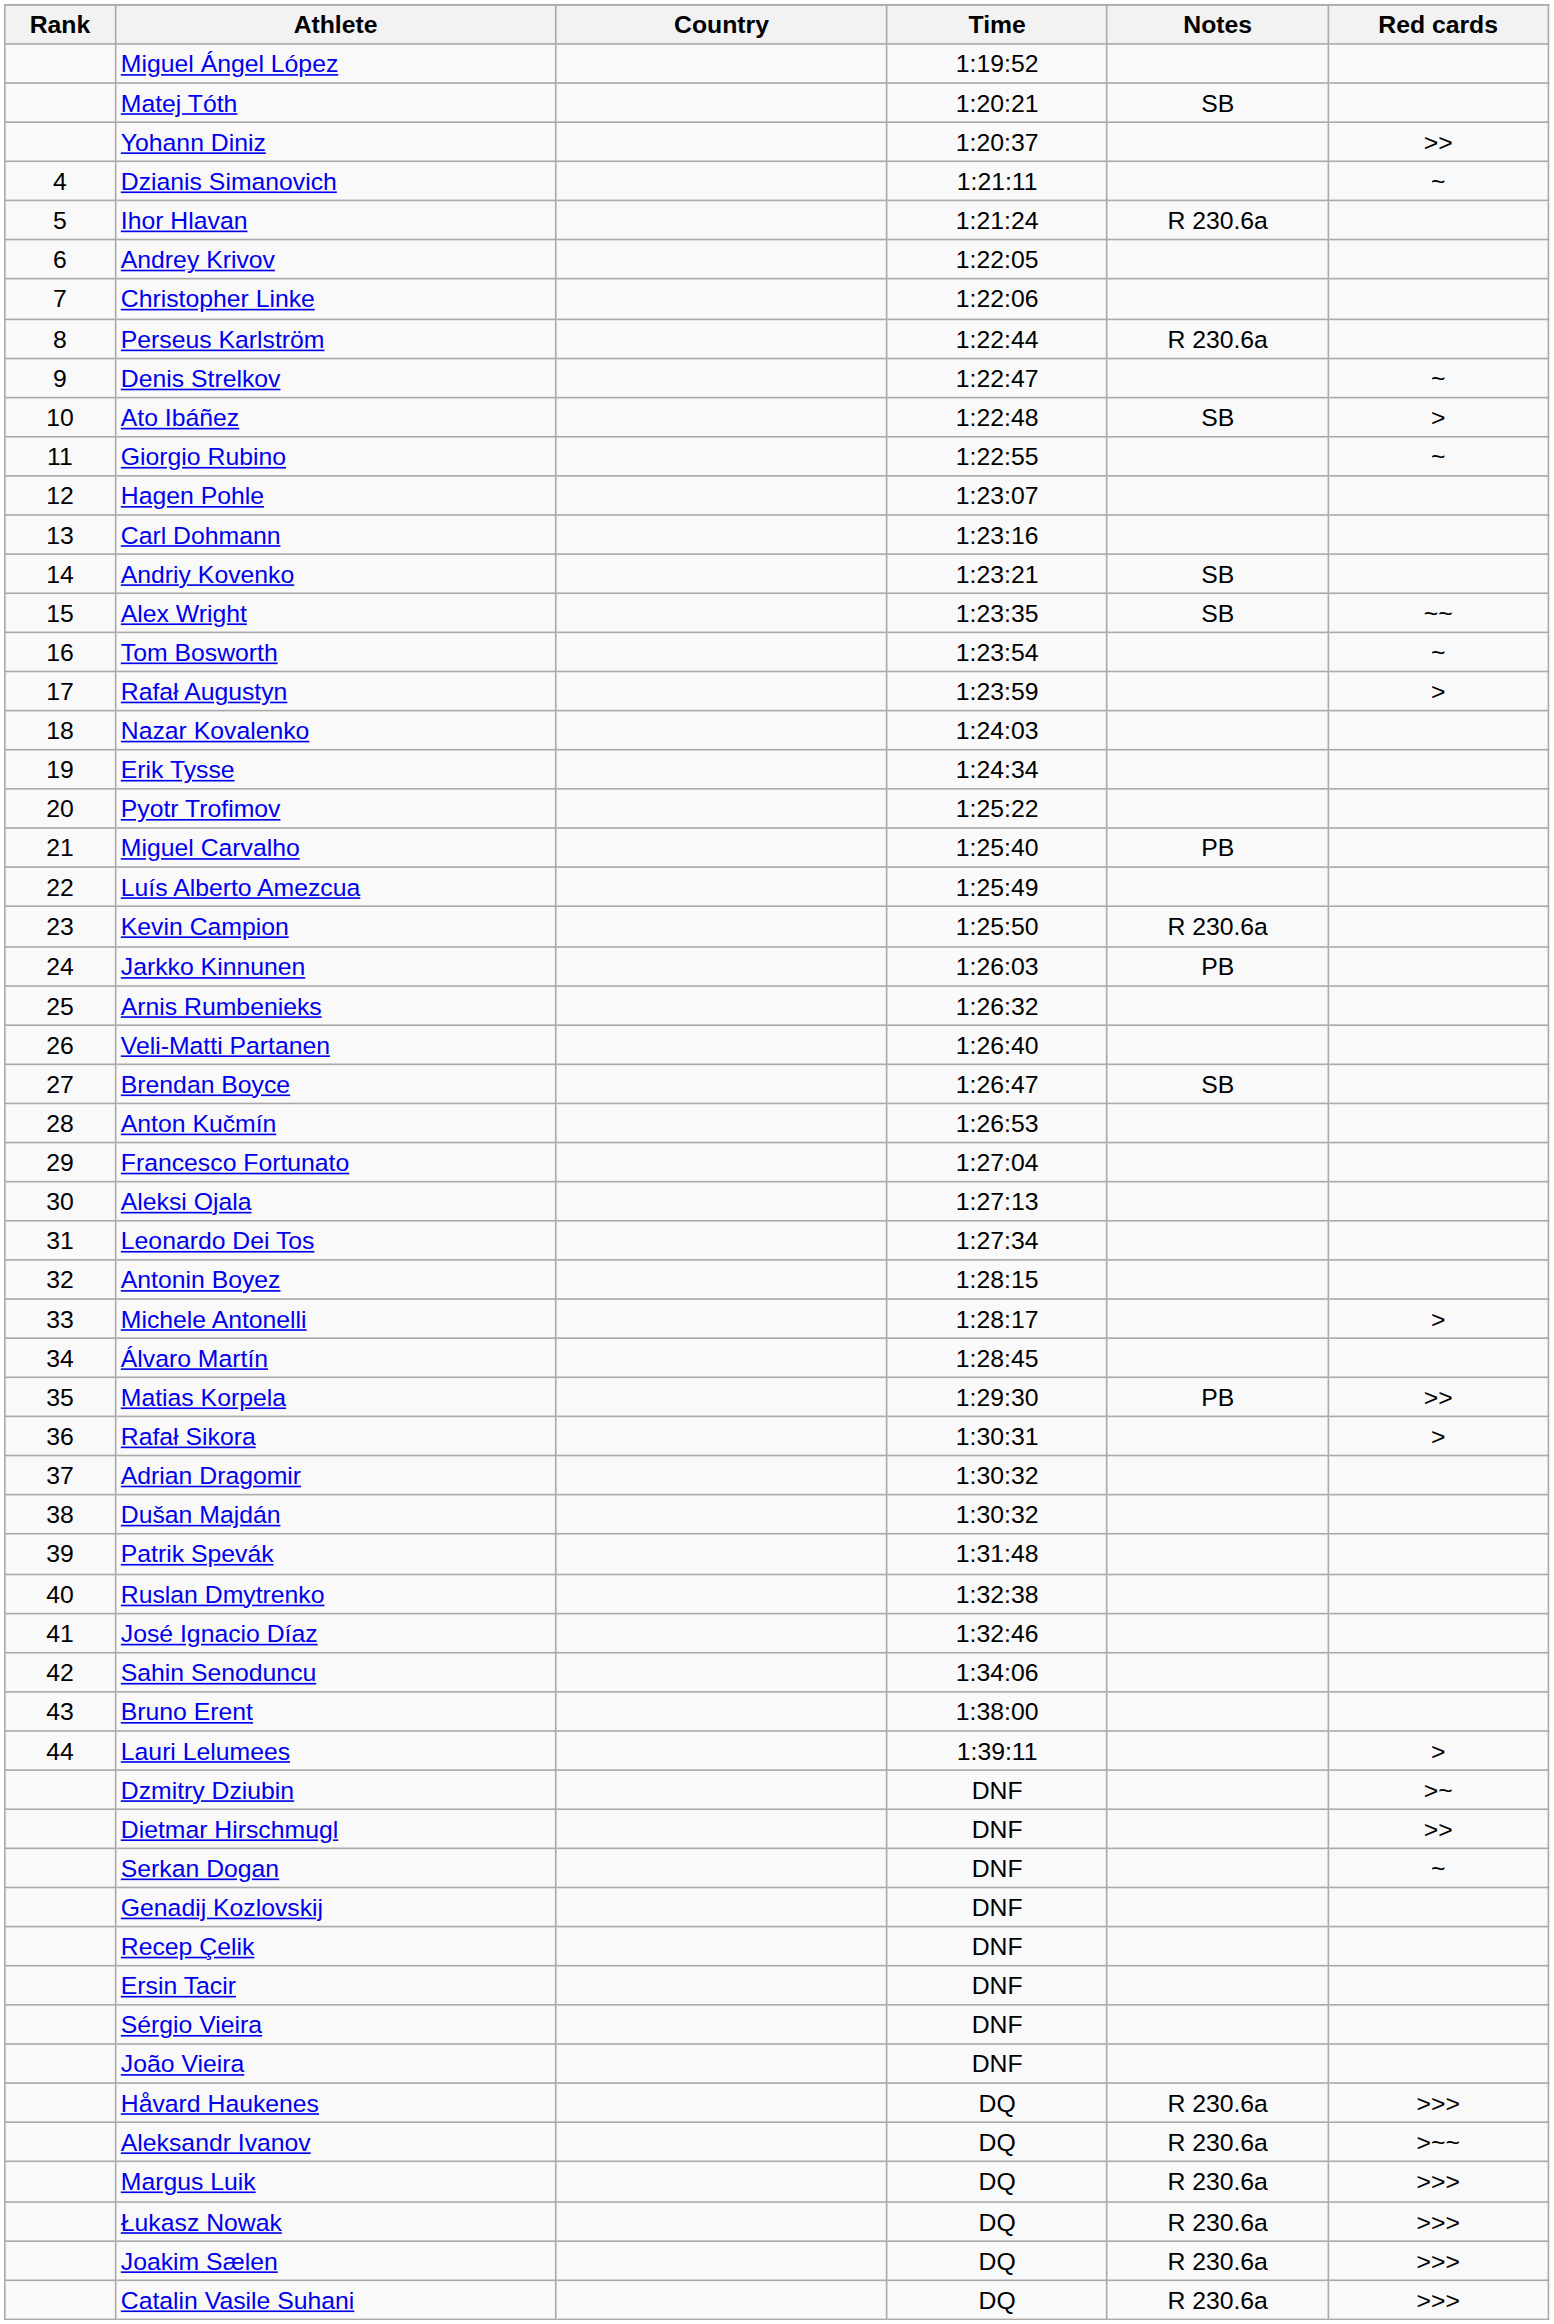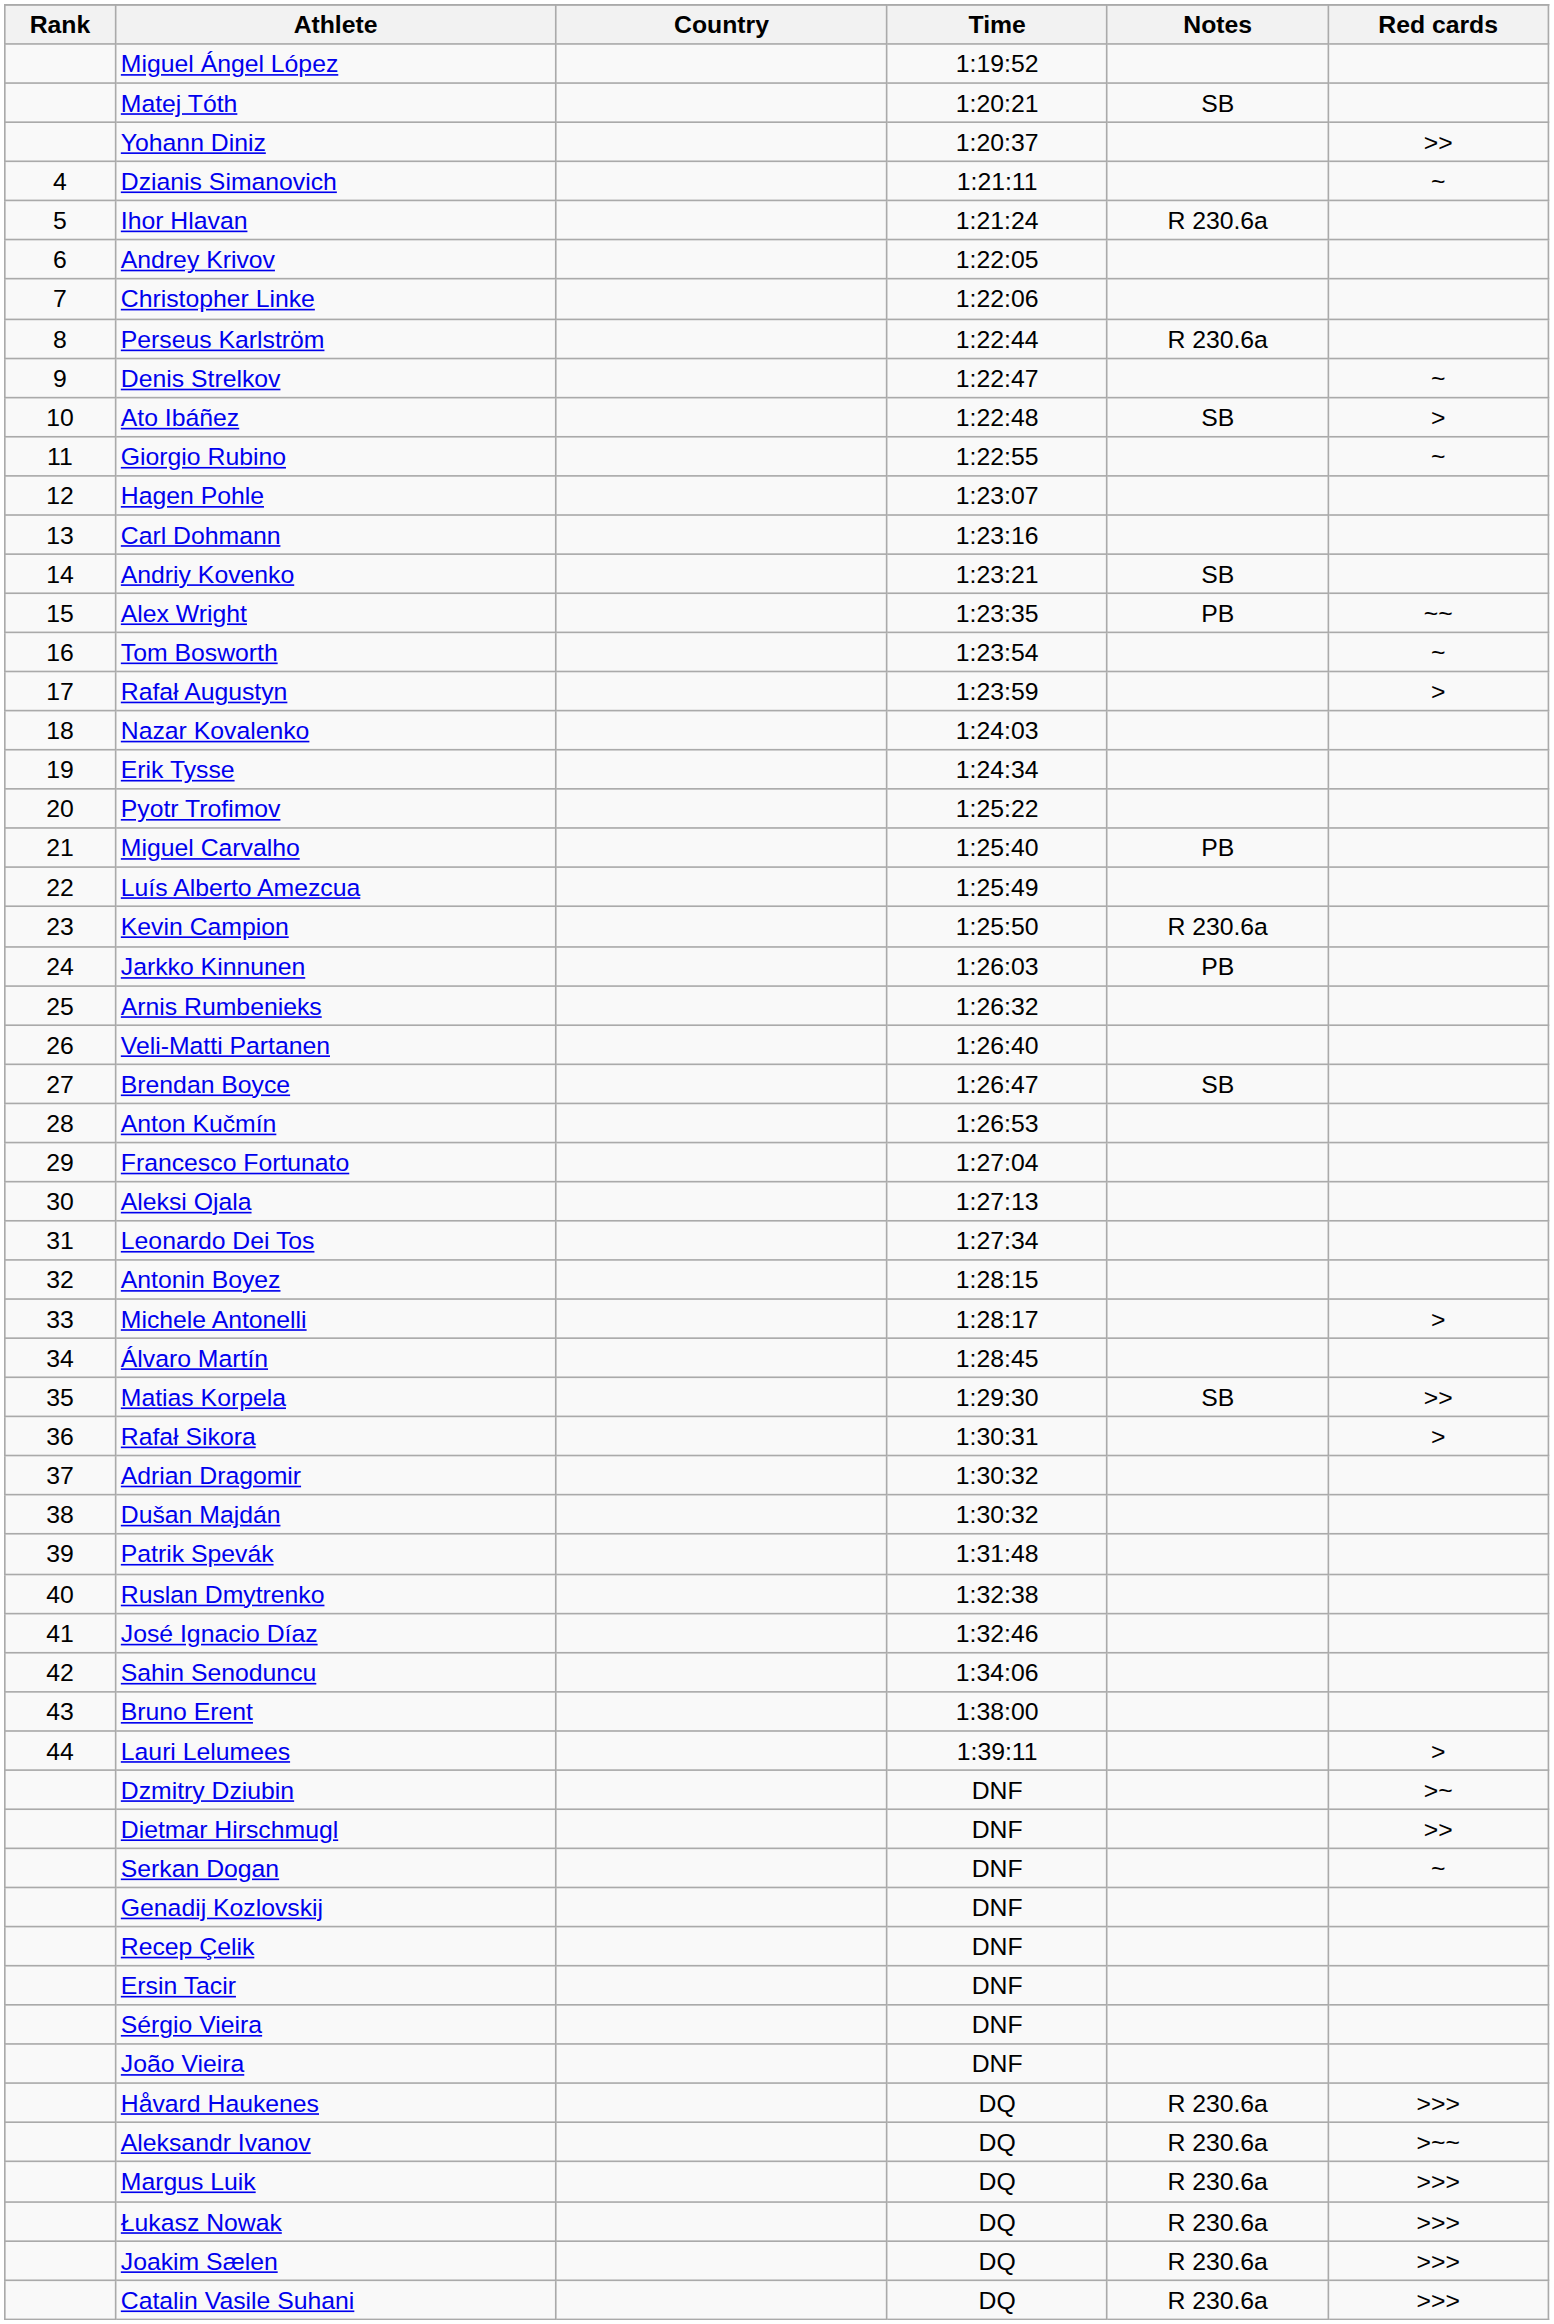(1218, 613) SB -> (1218, 613) PB
(1218, 1397) PB -> (1218, 1397) SB
